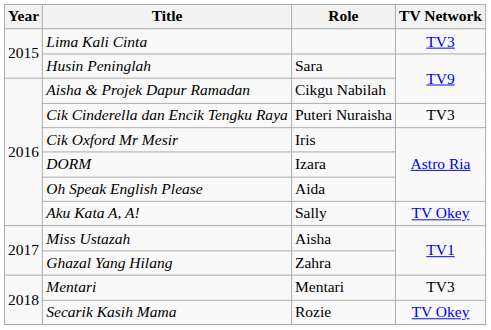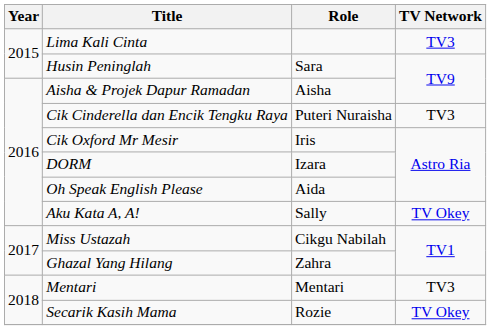(340, 90) Cikgu Nabilah -> (313, 90) Aisha
(313, 238) Aisha -> (340, 238) Cikgu Nabilah
